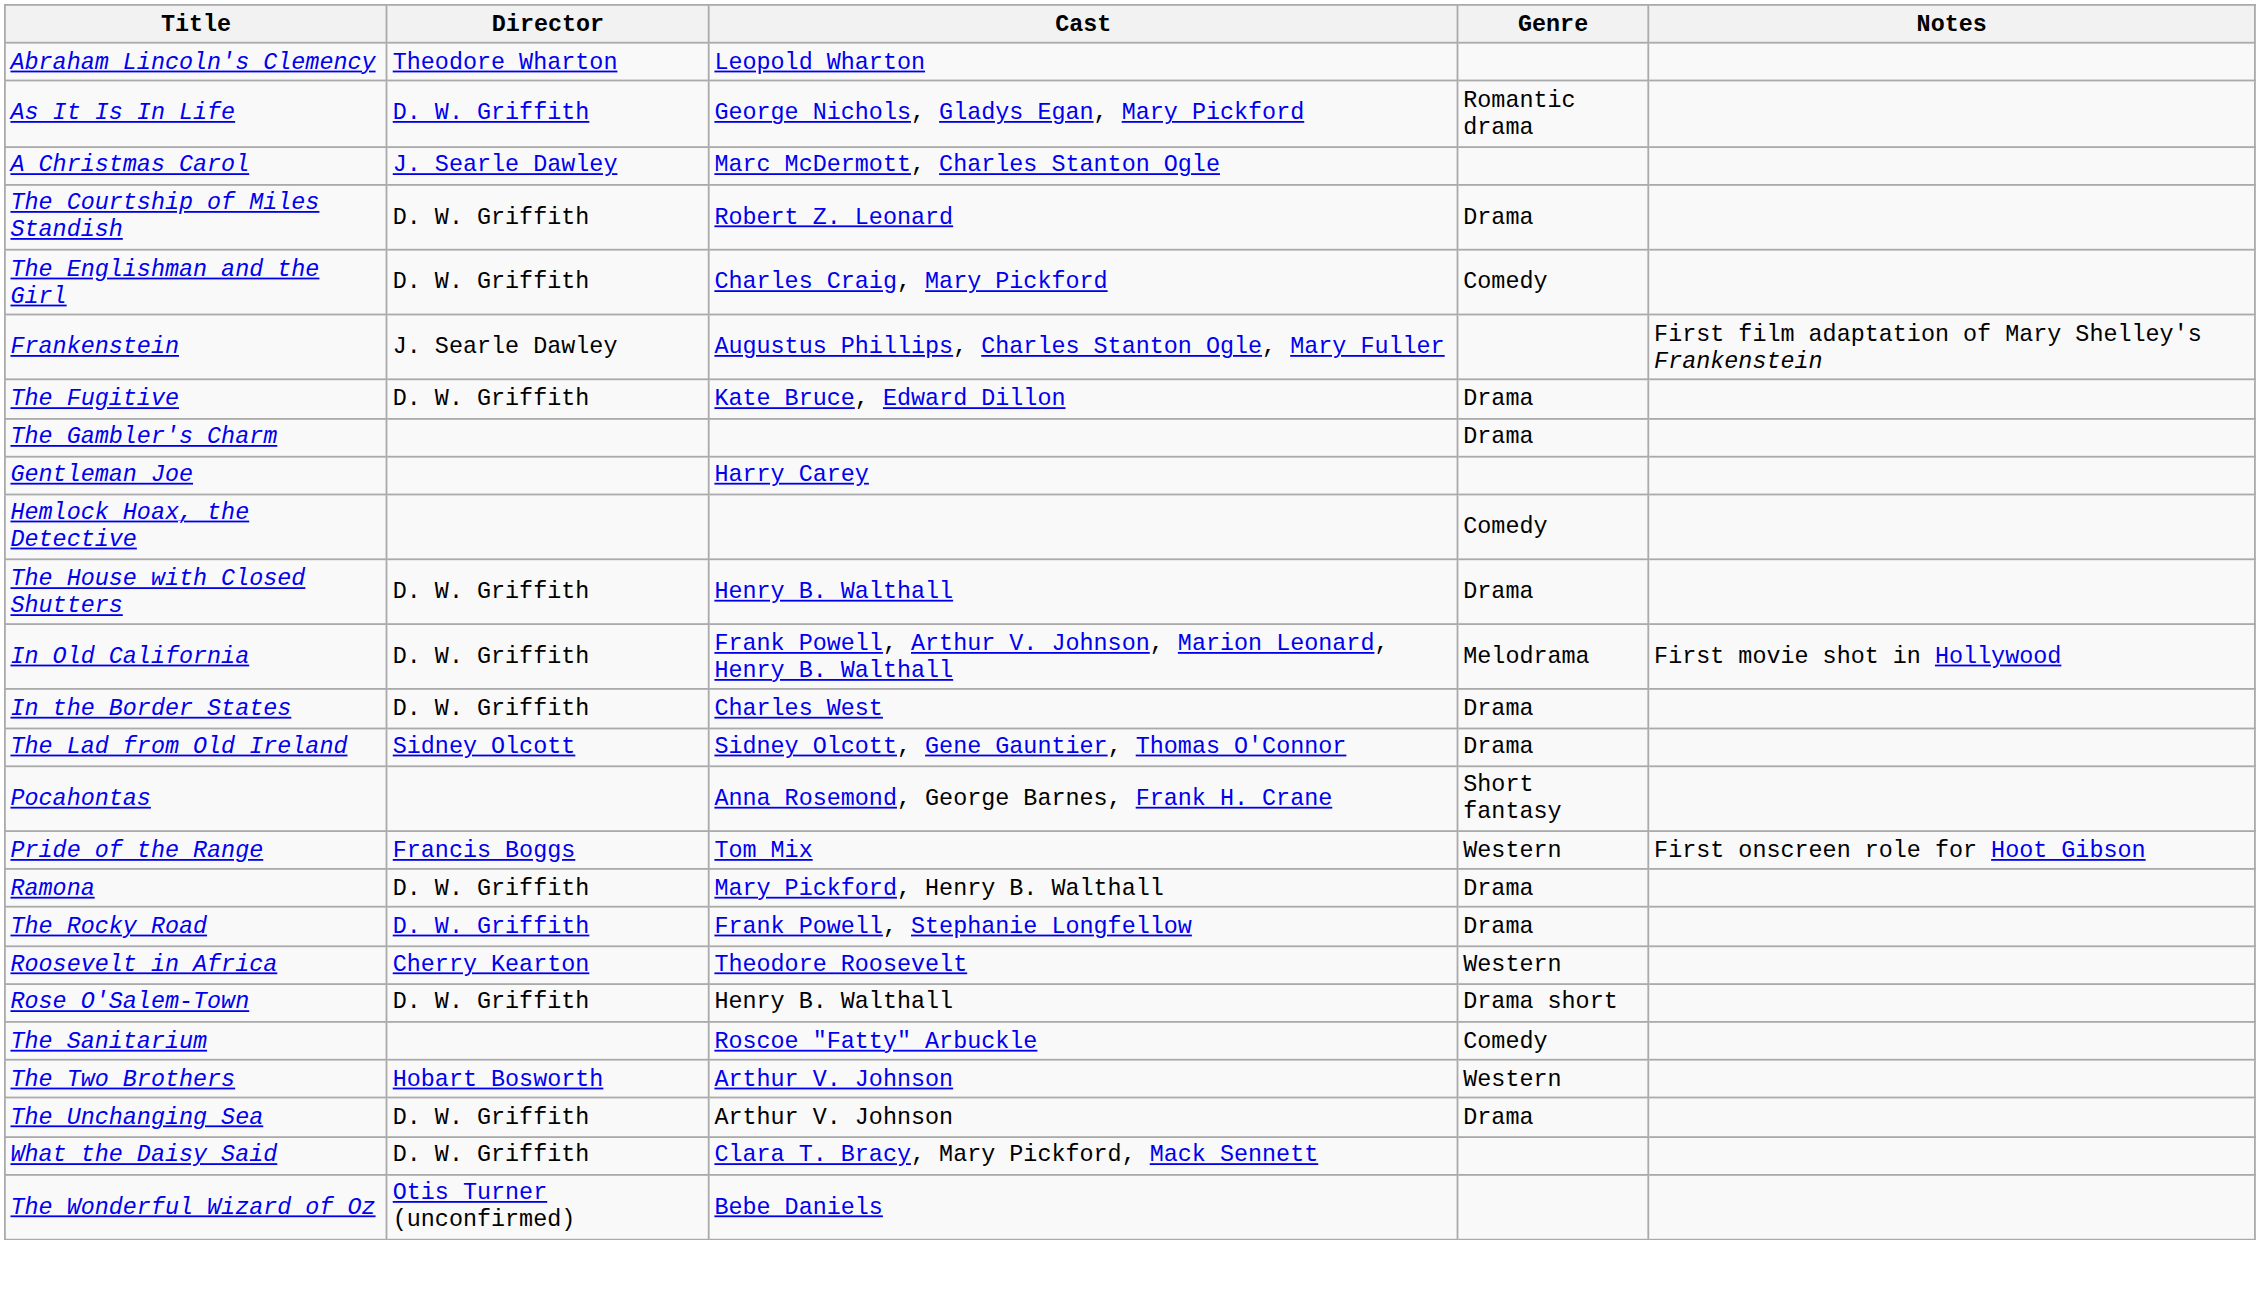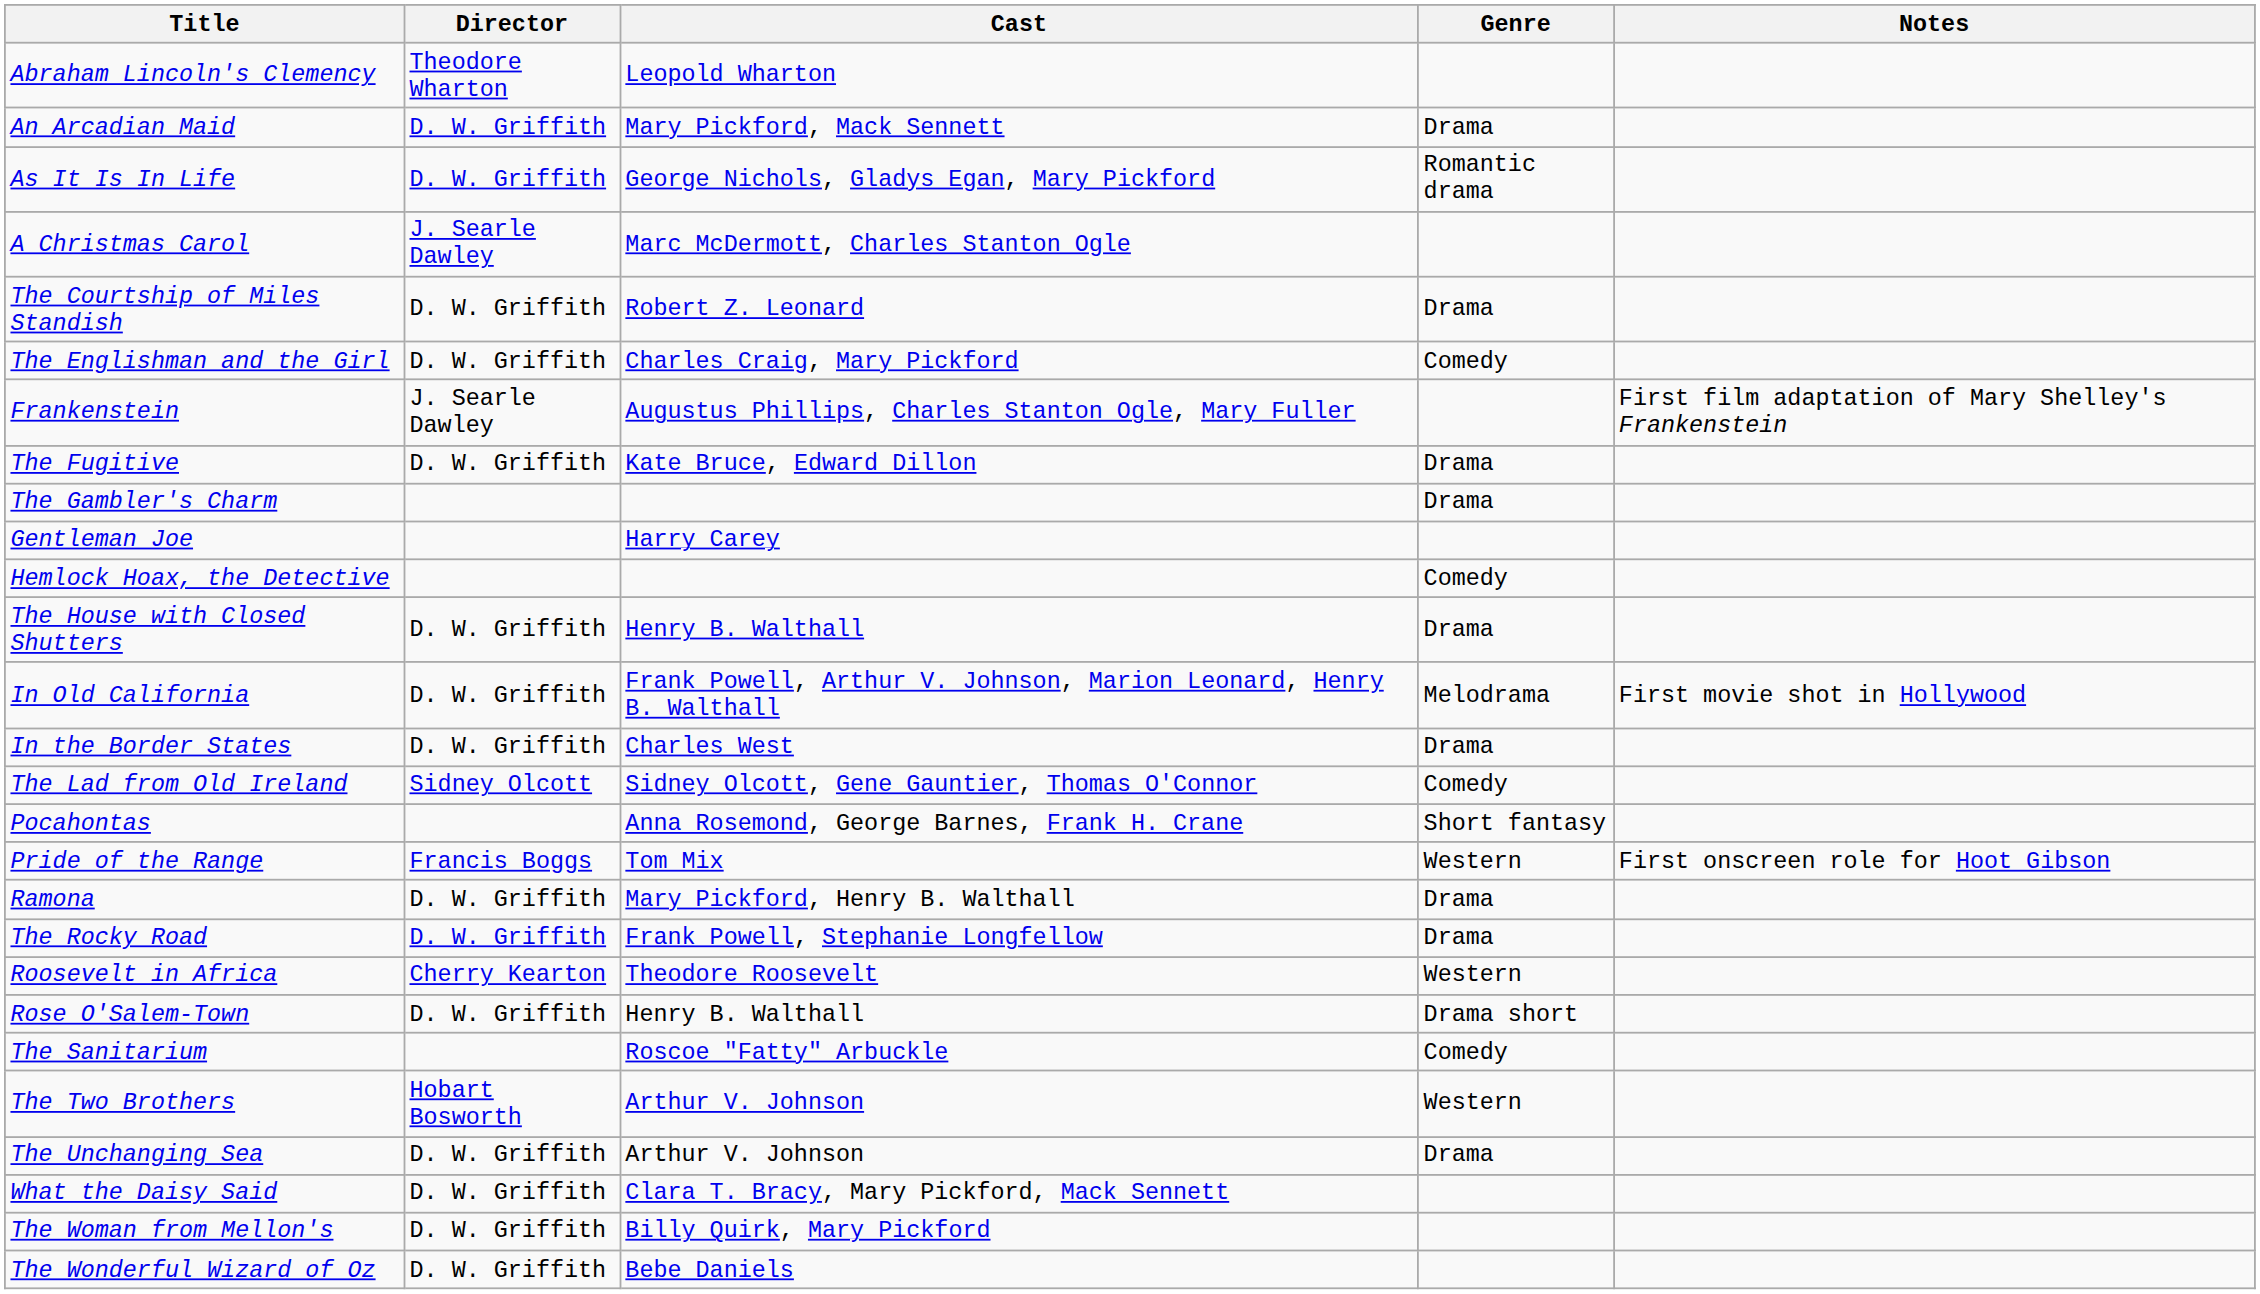+ row: (123, 127)
(1498, 747) Drama -> (1466, 785) Comedy
+ row: (172, 1232)
(484, 1207) Otis Turner (unconfirmed) -> (508, 1270) D. W. Griffith
